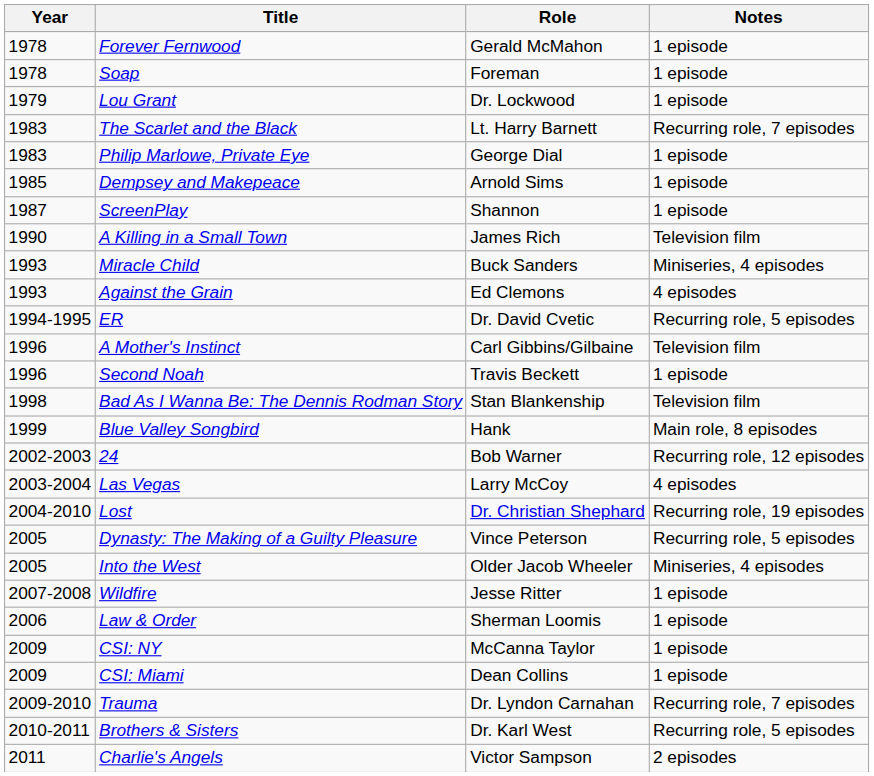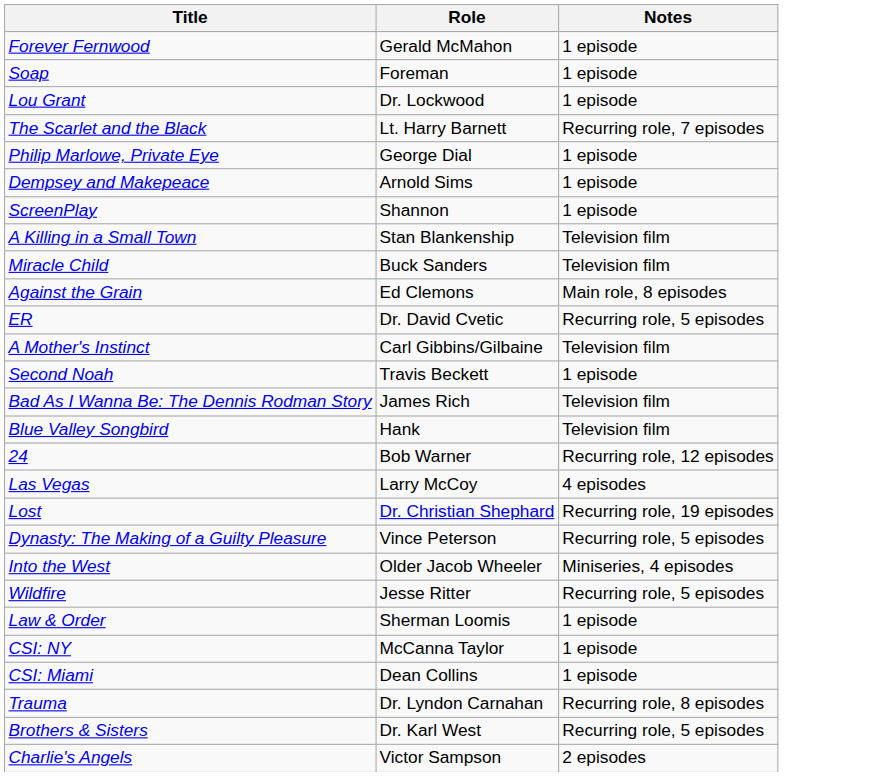- column: (50, 18)
(515, 237) James Rich -> (447, 237) Stan Blankenship
(738, 264) Miniseries, 4 episodes -> (616, 264) Television film
(695, 292) 4 episodes -> (644, 292) Main role, 8 episodes
(537, 401) Stan Blankenship -> (425, 401) James Rich
(735, 429) Main role, 8 episodes -> (616, 429) Television film
(690, 593) 1 episode -> (663, 593) Recurring role, 5 episodes
(754, 703) Recurring role, 7 episodes -> (663, 703) Recurring role, 8 episodes
